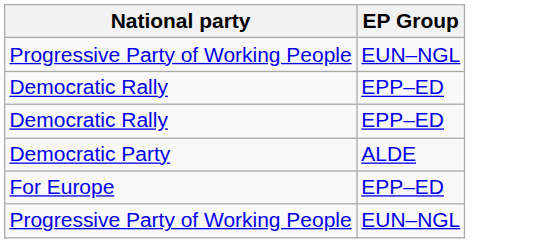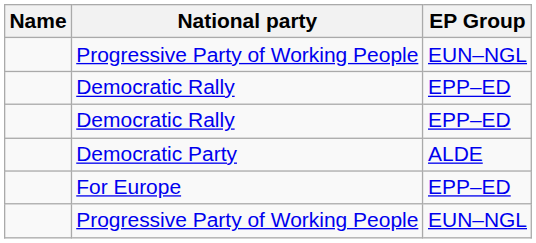+ column: (38, 21)
